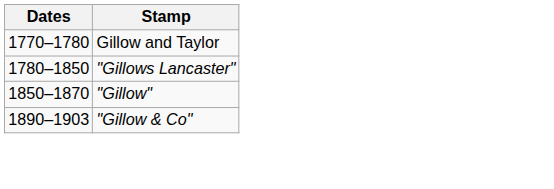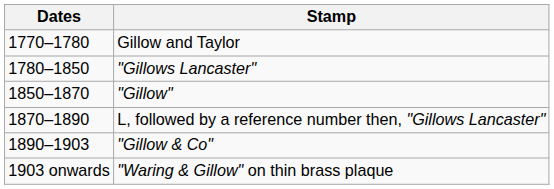+ row: (331, 119)
+ row: (255, 171)
